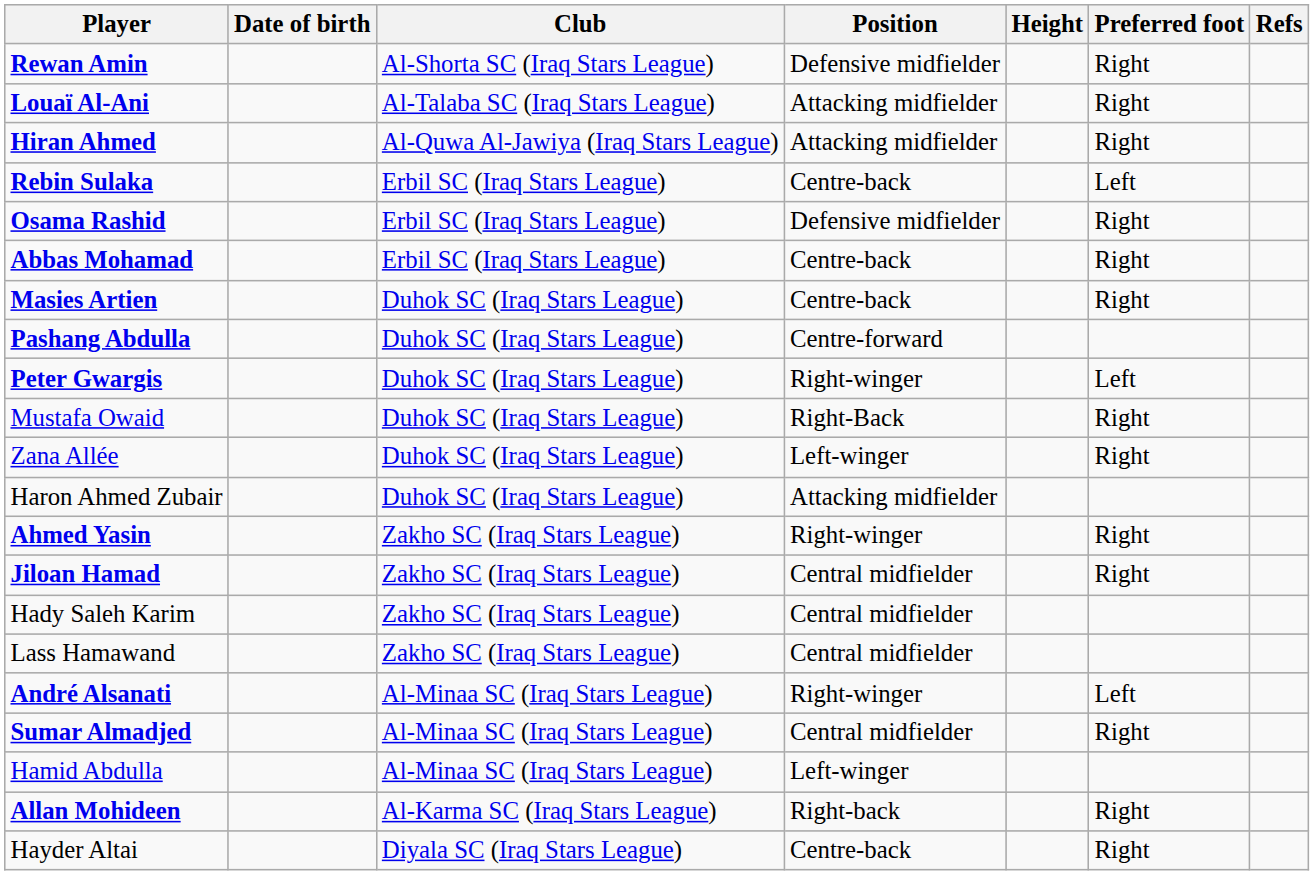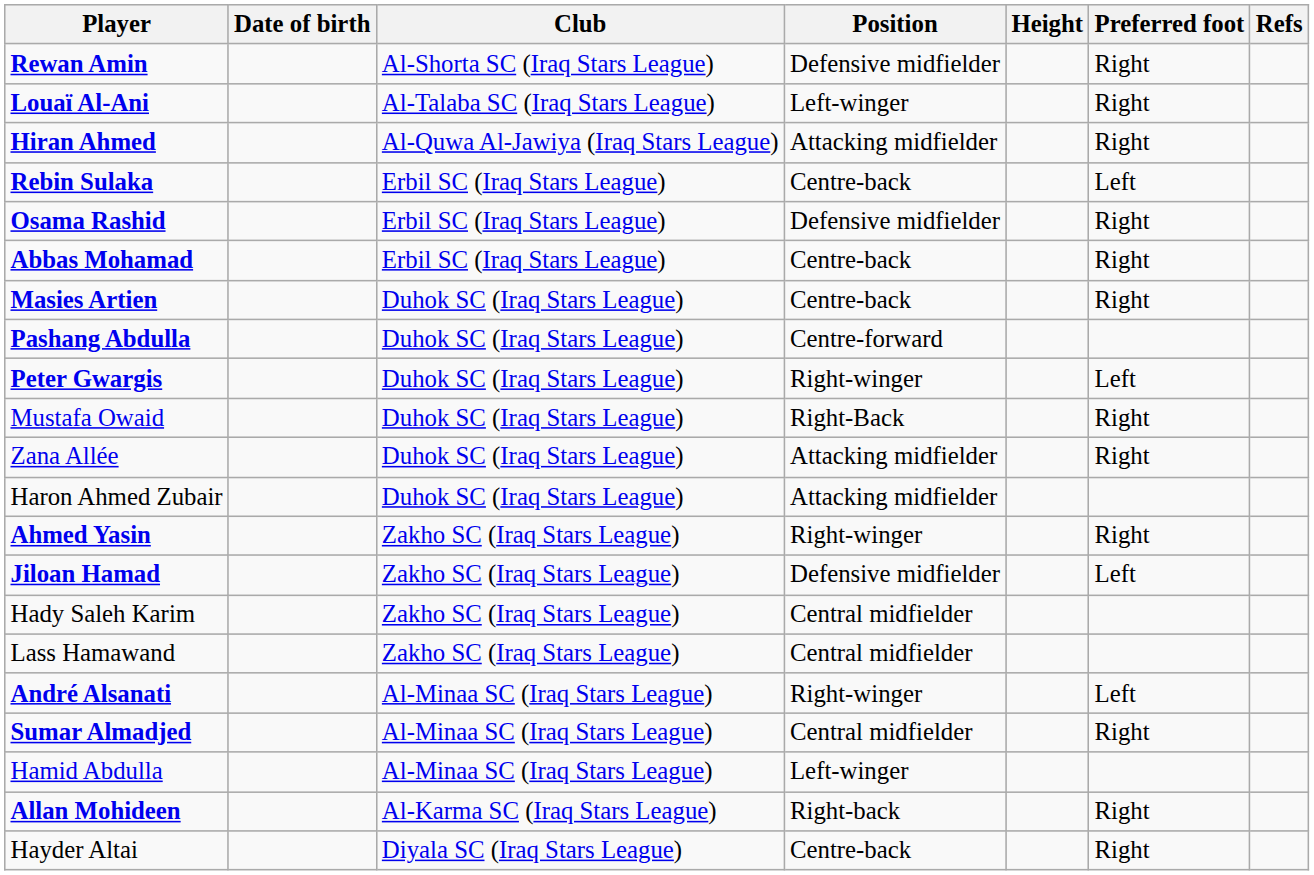(894, 102) Attacking midfielder -> (849, 102) Left-winger
(849, 456) Left-winger -> (894, 456) Attacking midfielder
(881, 574) Central midfielder -> (895, 574) Defensive midfielder
(1122, 574) Right -> (1115, 574) Left
